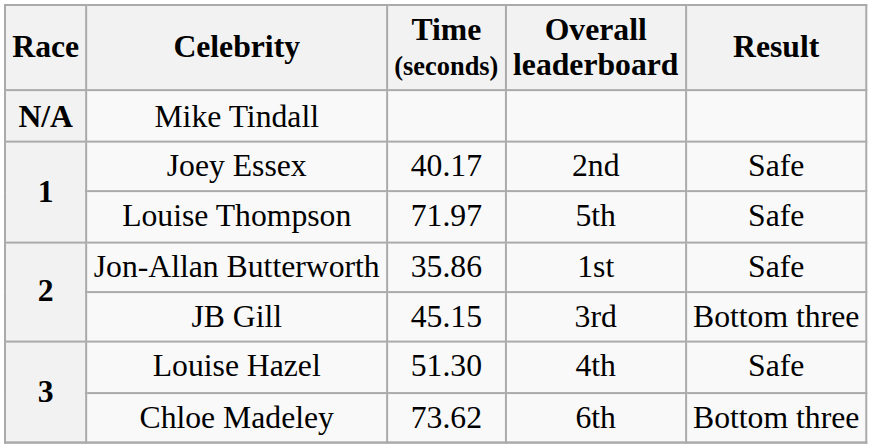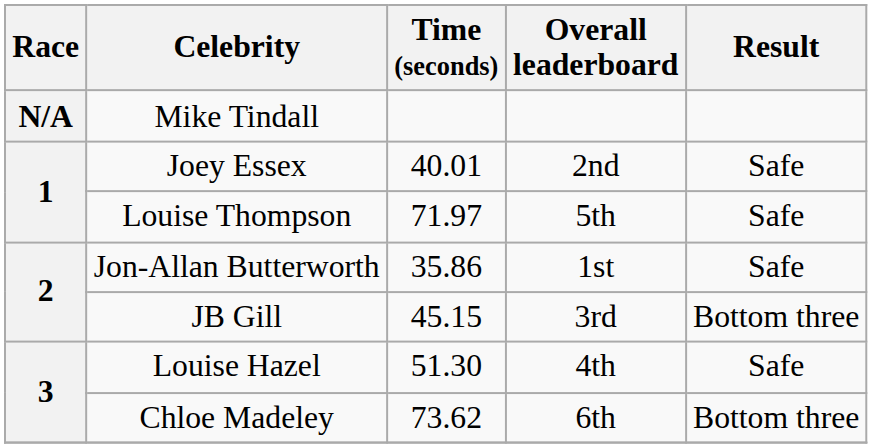(446, 165) 40.17 -> (446, 165) 40.01
